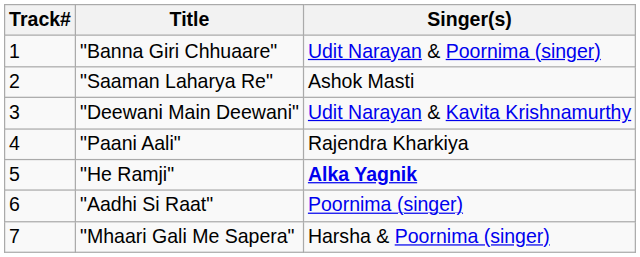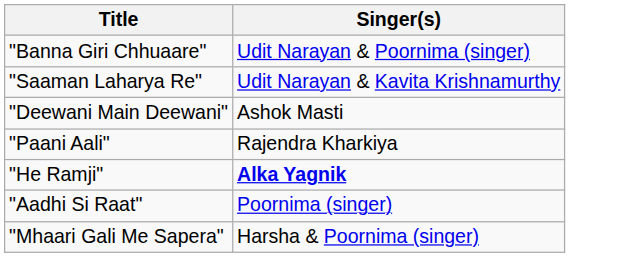- column: (40, 19)
(361, 81) Ashok Masti -> (399, 81) Udit Narayan & Kavita Krishnamurthy
(470, 112) Udit Narayan & Kavita Krishnamurthy -> (290, 112) Ashok Masti
